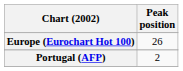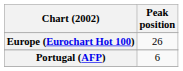(157, 58) 2 -> (157, 58) 6
